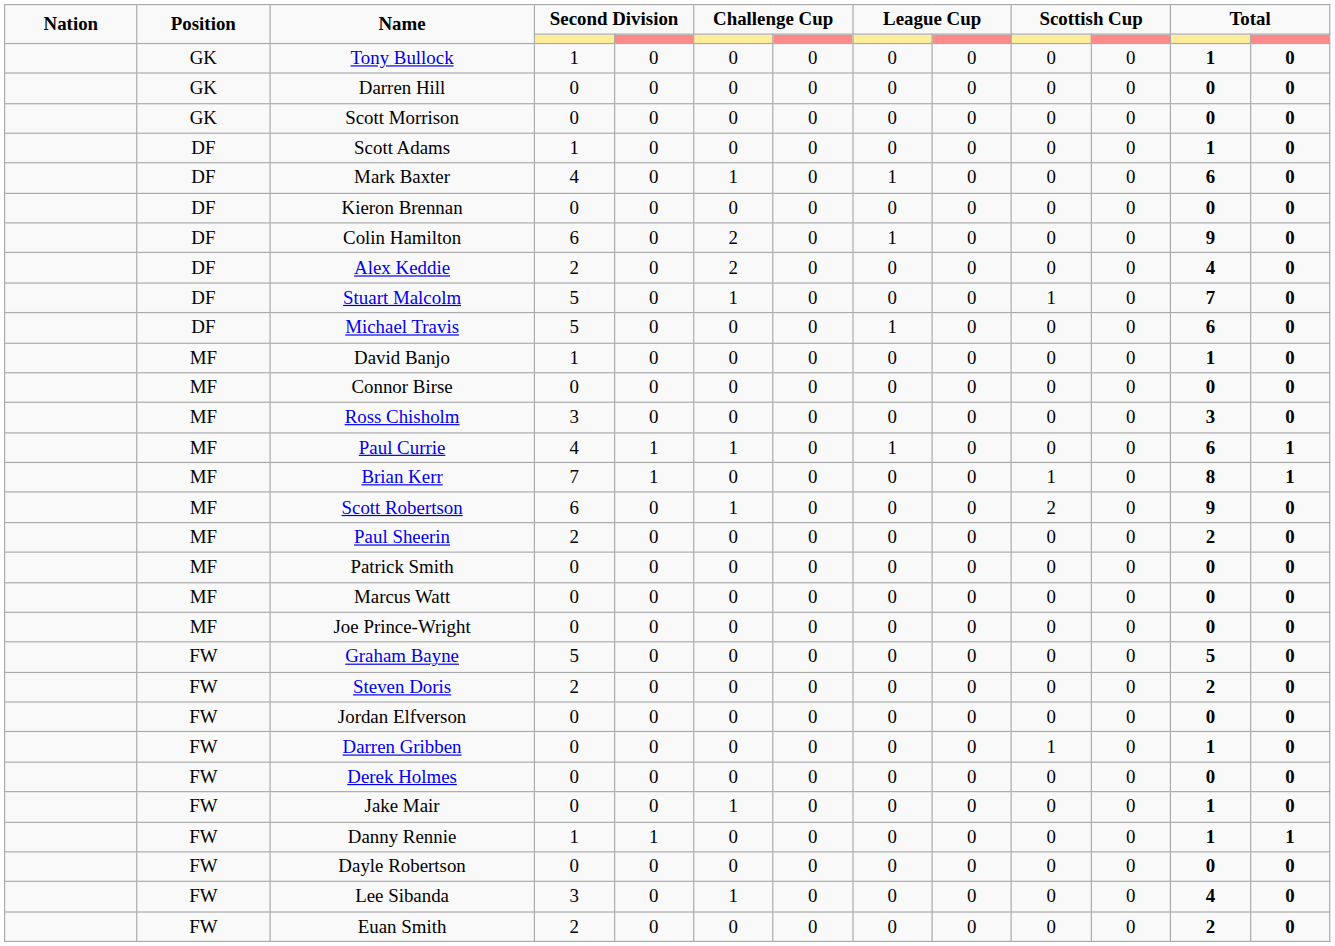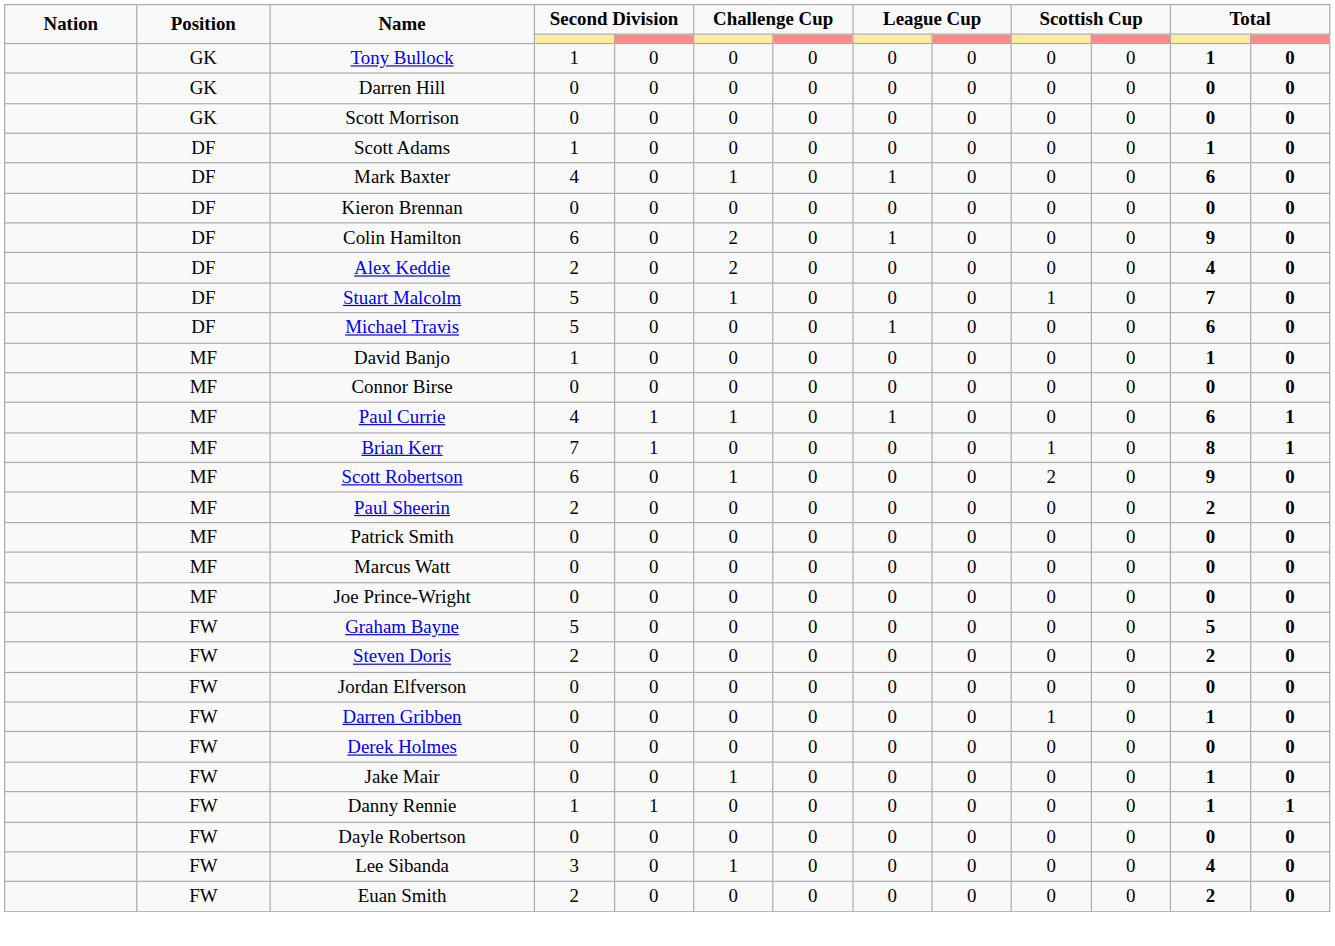- row: (402, 417)
